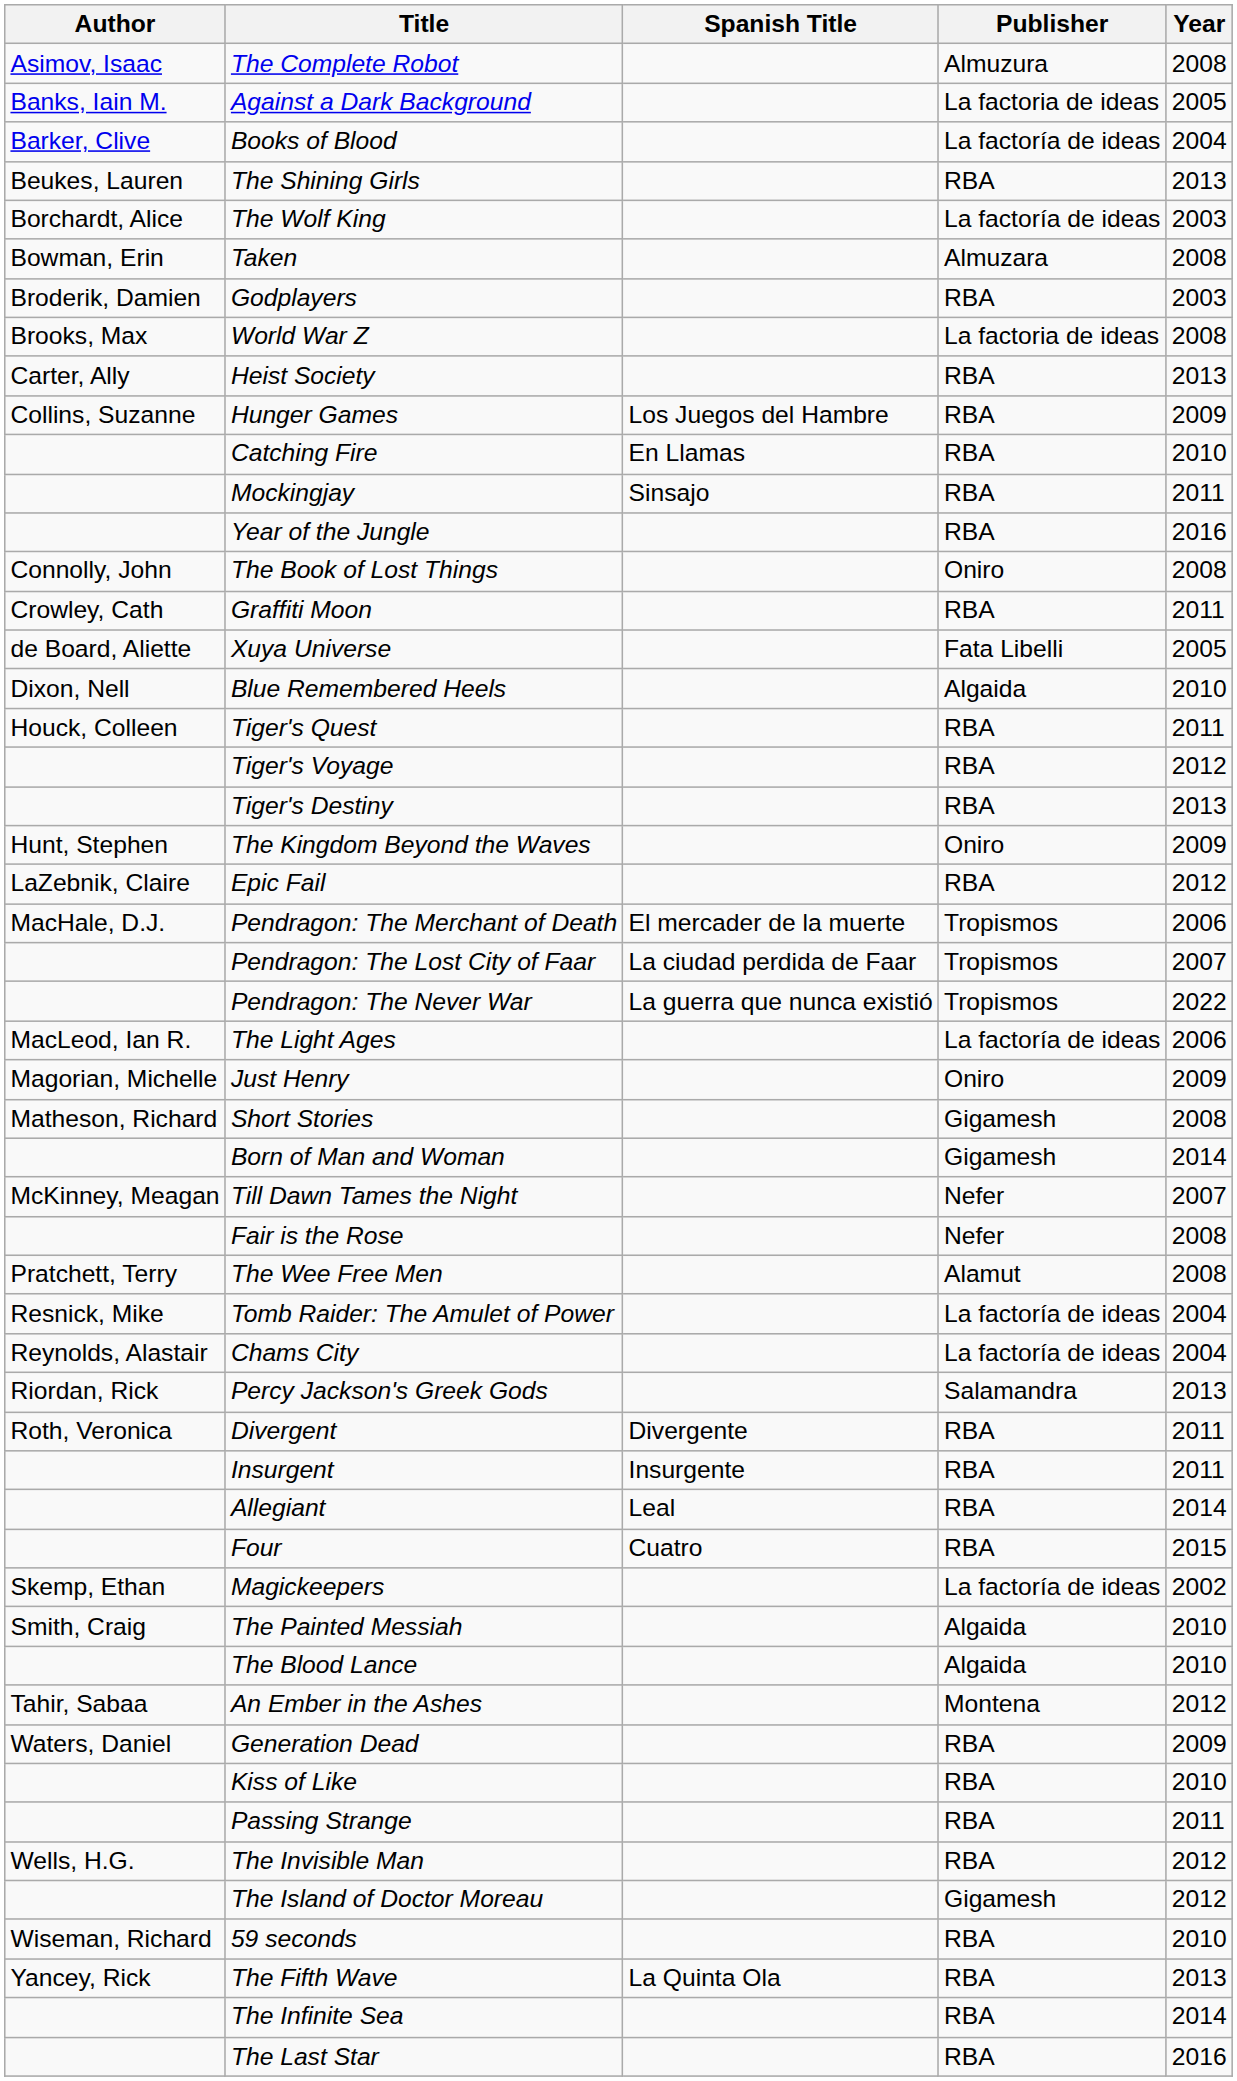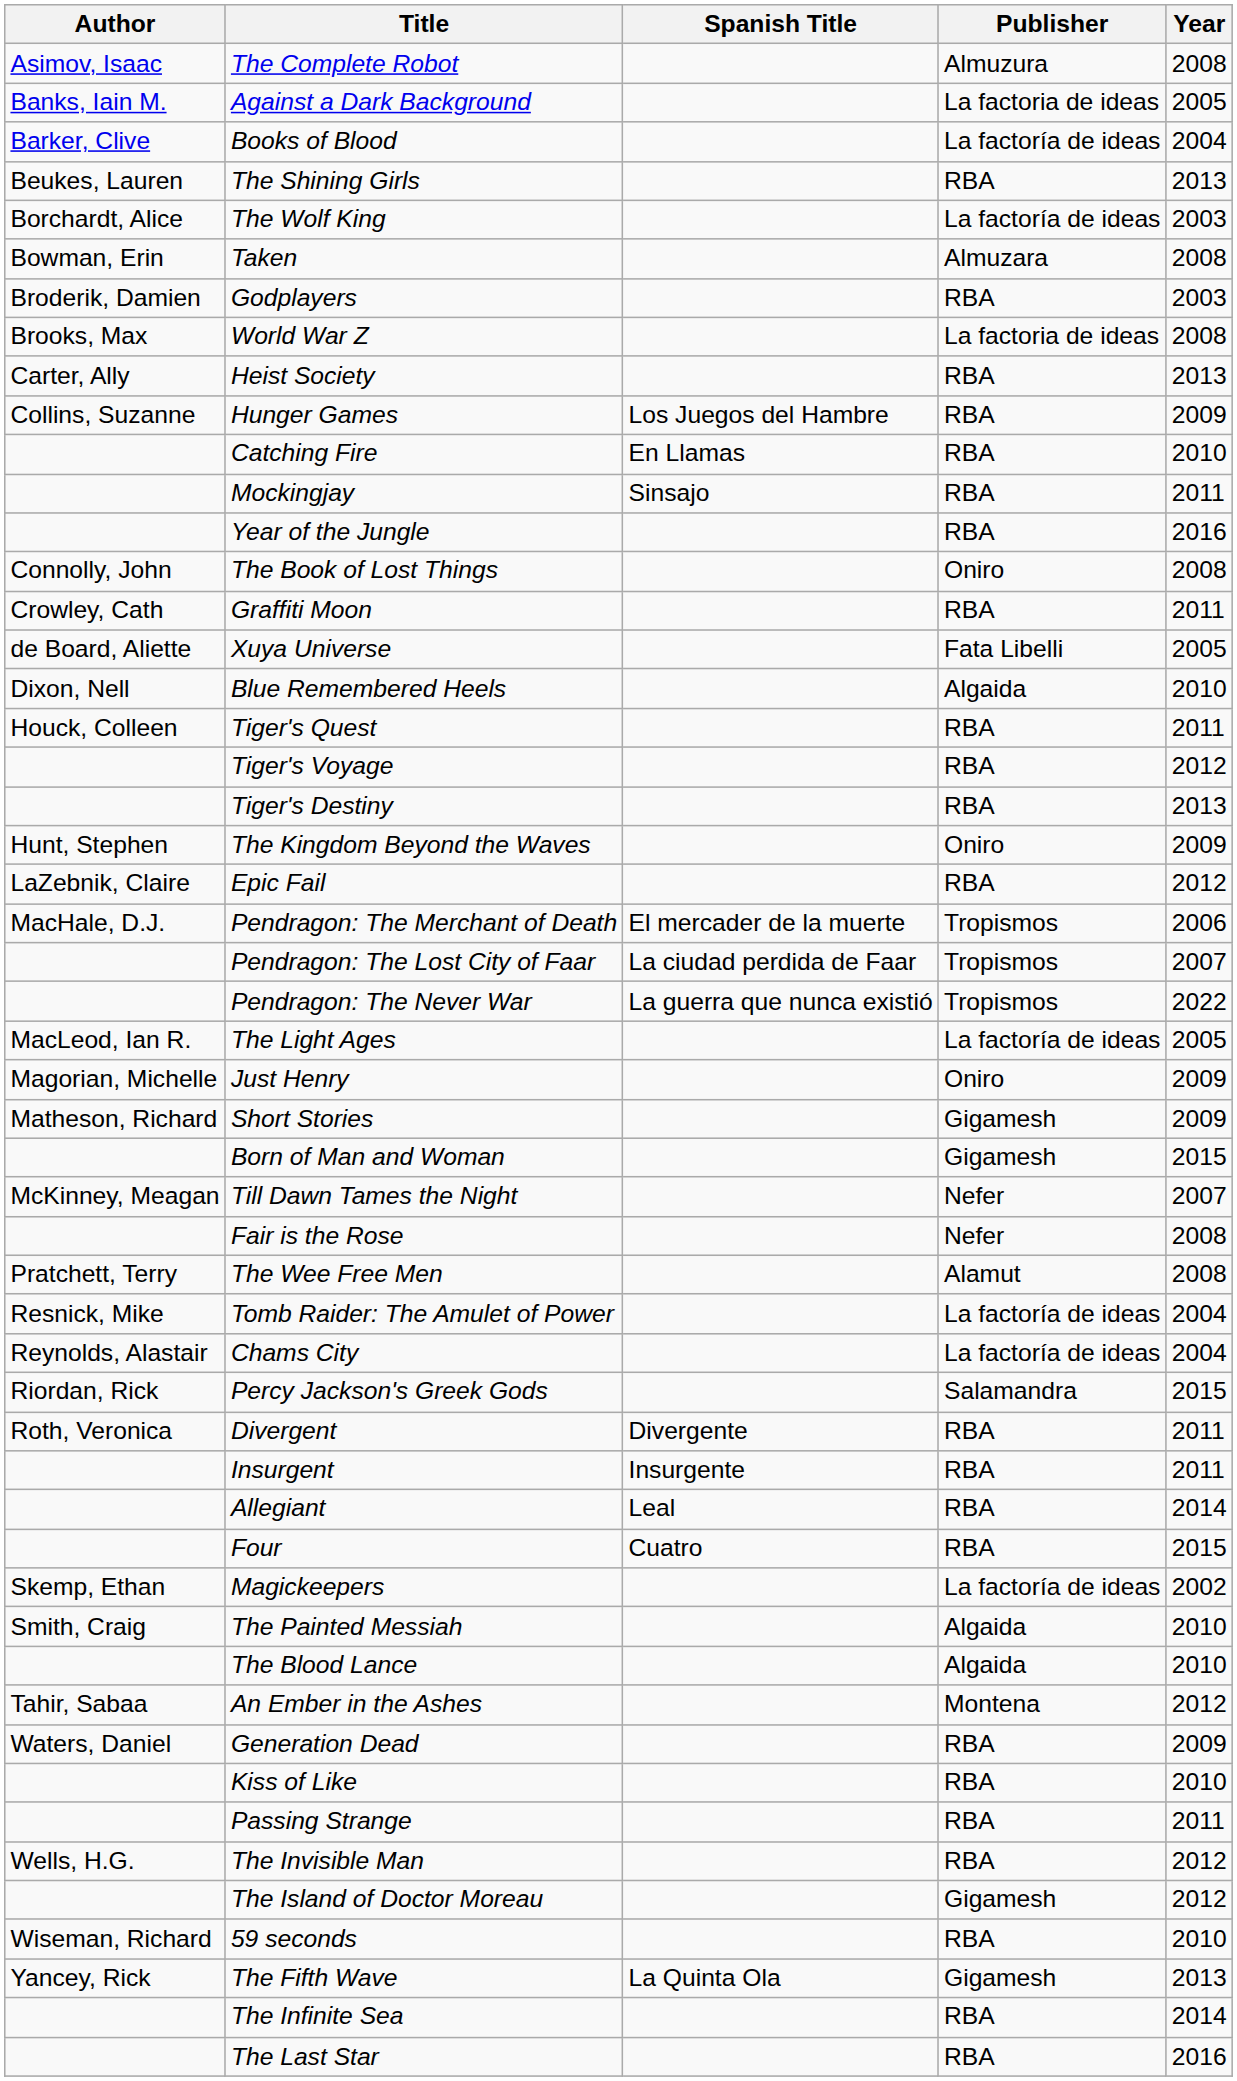(1199, 1040) 2006 -> (1199, 1040) 2005
(1199, 1118) 2008 -> (1199, 1118) 2009
(1199, 1157) 2014 -> (1199, 1157) 2015
(1199, 1391) 2013 -> (1199, 1391) 2015
(969, 1977) RBA -> (1000, 1977) Gigamesh
